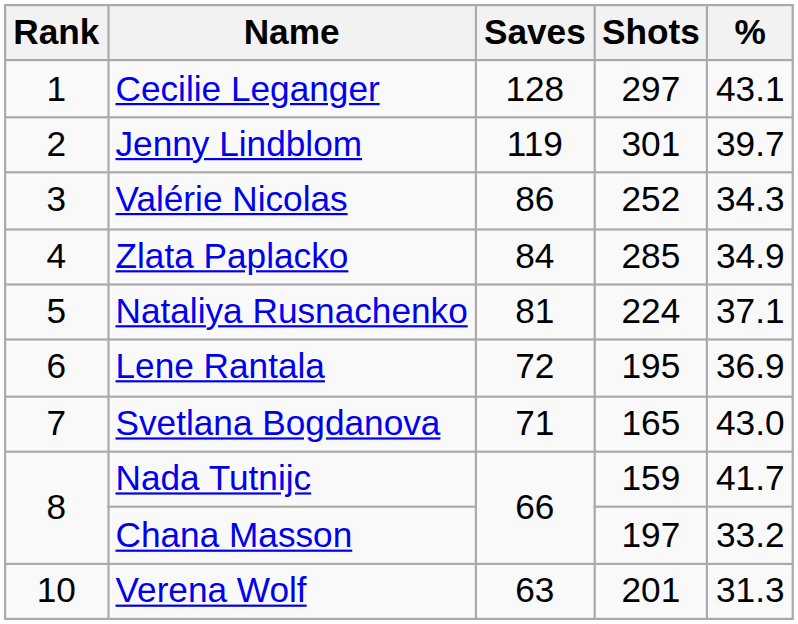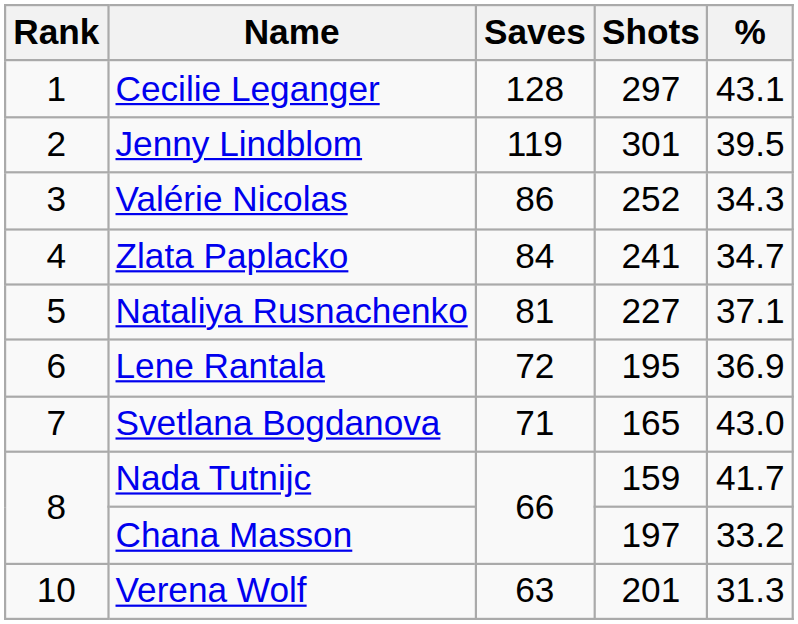(750, 144) 39.7 -> (750, 144) 39.5
(651, 255) 285 -> (651, 255) 241
(750, 255) 34.9 -> (750, 255) 34.7
(651, 311) 224 -> (651, 311) 227
